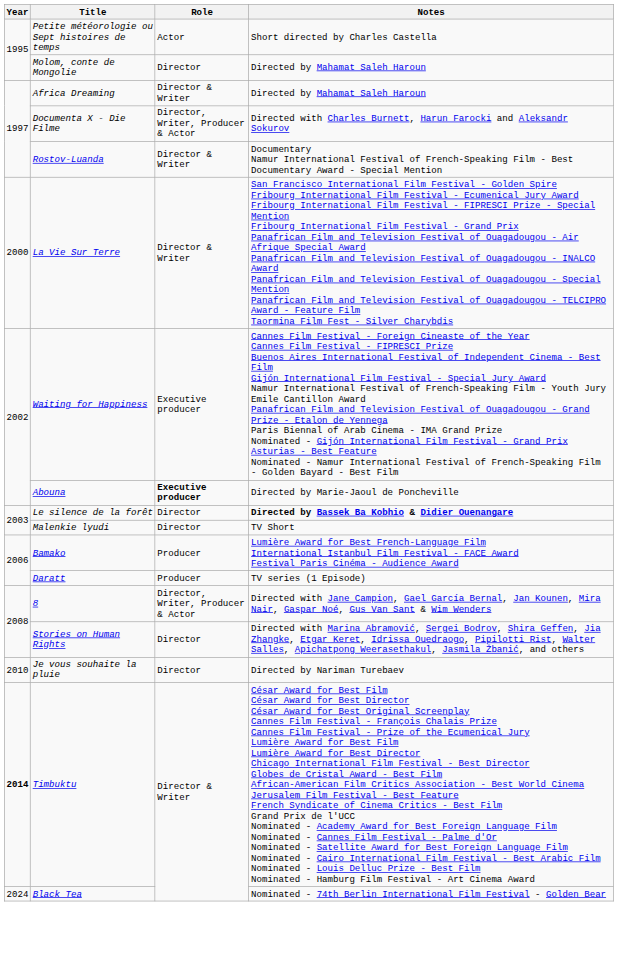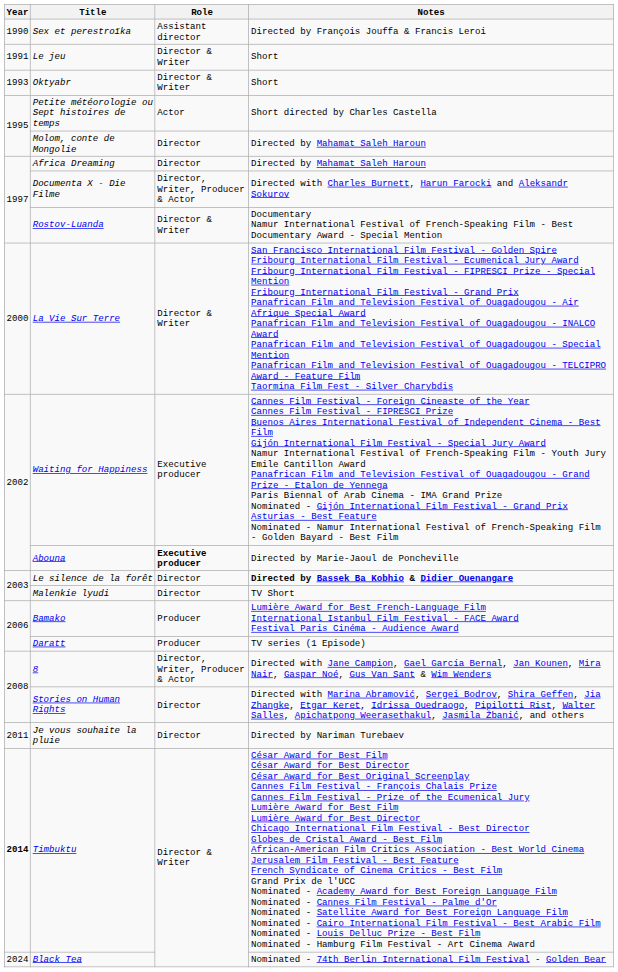+ row: (82, 32)
+ row: (49, 57)
+ row: (52, 83)
(185, 93) Director & Writer -> (179, 164) Director
(17, 670) 2010 -> (17, 735) 2011
